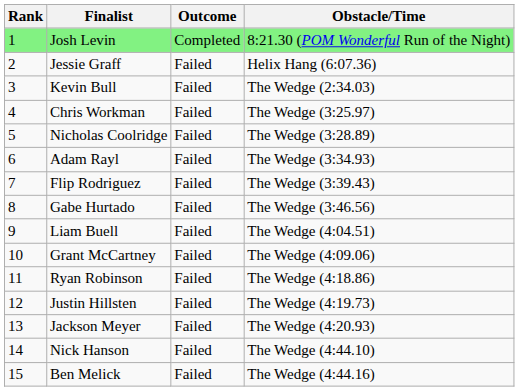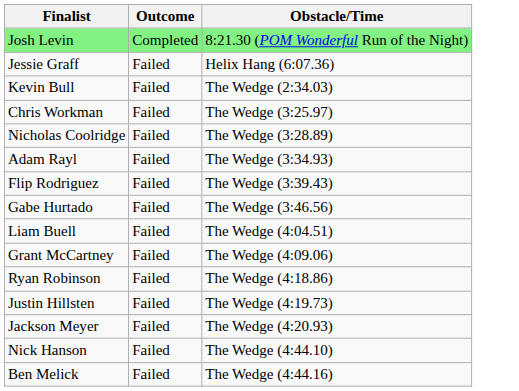- column: (25, 16)
